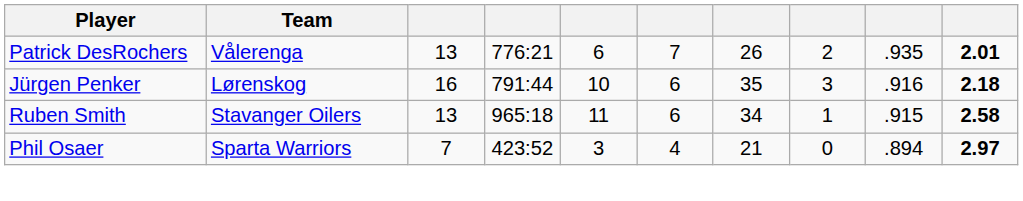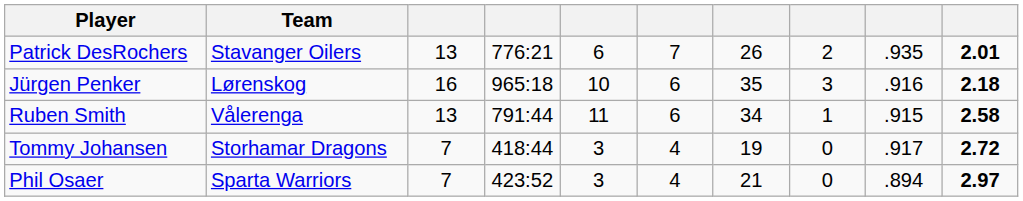(257, 52) Vålerenga -> (286, 52) Stavanger Oilers
(522, 84) 791:44 -> (522, 84) 965:18
(286, 116) Stavanger Oilers -> (257, 116) Vålerenga
(522, 116) 965:18 -> (522, 116) 791:44
+ row: (88, 148)
